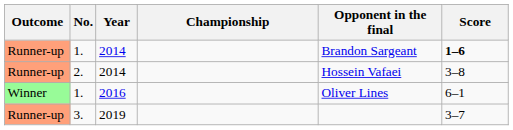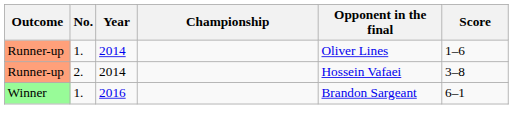(369, 51) Brandon Sargeant -> (355, 51) Oliver Lines
(455, 51) bold -> (455, 51) normal
(355, 93) Oliver Lines -> (369, 93) Brandon Sargeant
- row: (78, 114)
